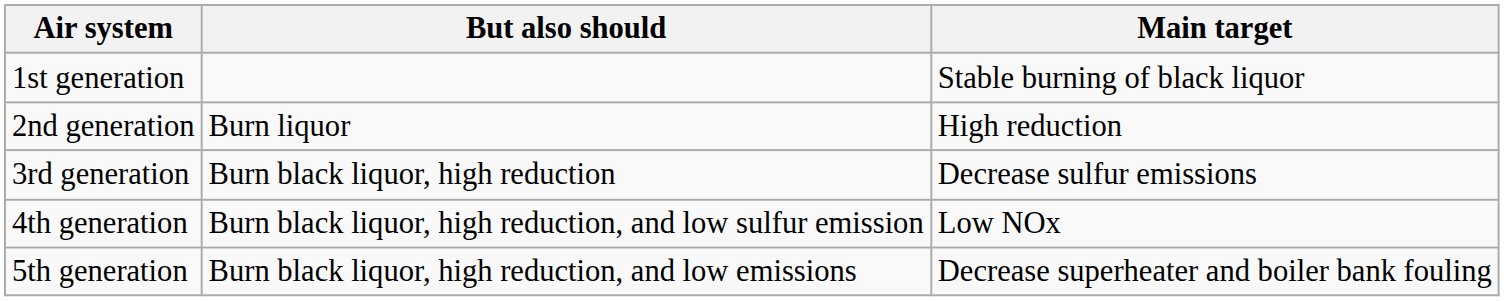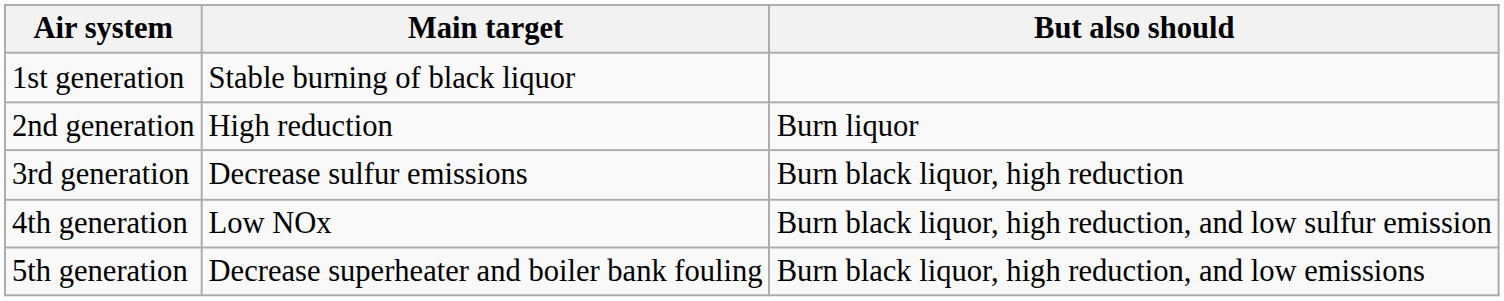columns swapped: (1215, 28) <-> (566, 28)
